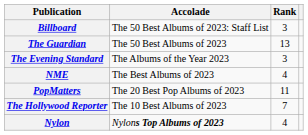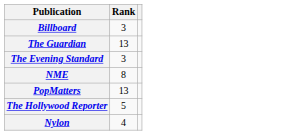- column: (190, 12)
(285, 75) 4 -> (124, 75) 8
(285, 91) 11 -> (124, 91) 13
(285, 106) 7 -> (124, 106) 5
